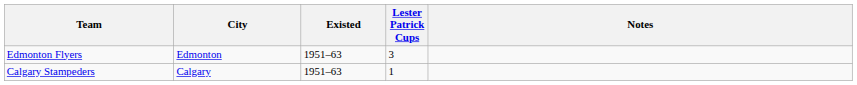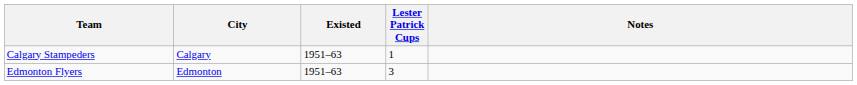rows swapped: (51, 72) <-> (44, 54)
